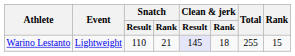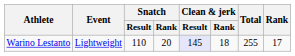(166, 43) 21 -> (166, 43) 20
(277, 43) 15 -> (277, 43) 17
